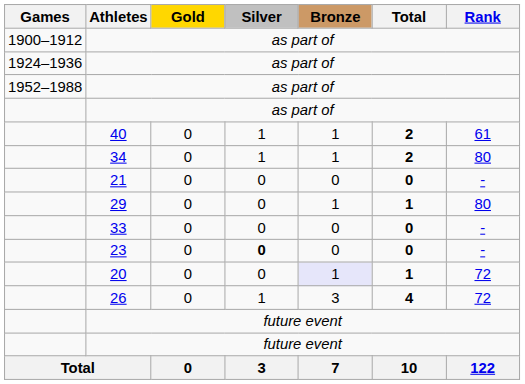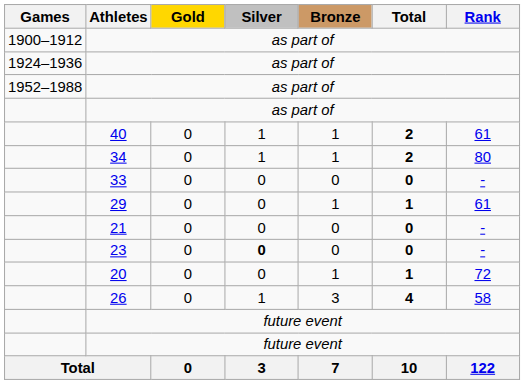rows swapped: (45, 228) <-> (45, 181)
(483, 204) 80 -> (483, 204) 61
(335, 274) lavender background -> (335, 274) no background
(483, 298) 72 -> (483, 298) 58
